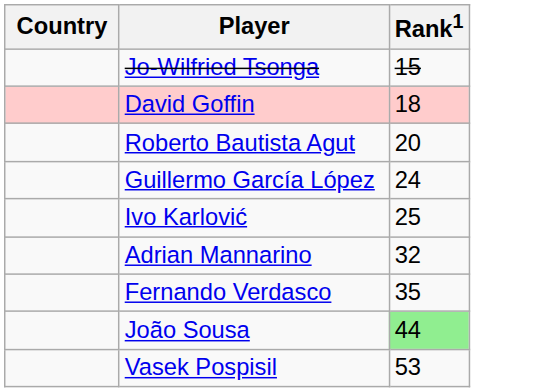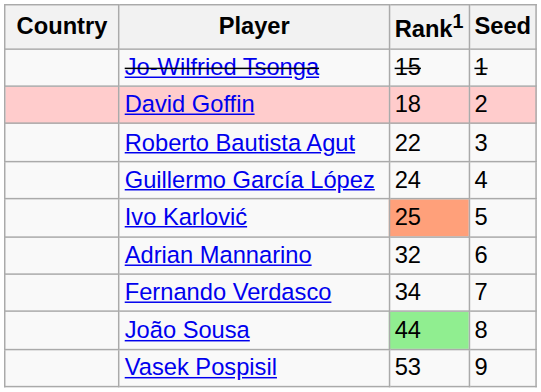+ column: (503, 26)
(408, 142) 20 -> (408, 142) 22
(408, 217) no background -> (408, 217) lightsalmon background
(408, 292) 35 -> (408, 292) 34
